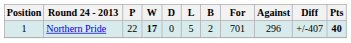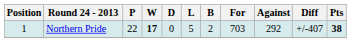(238, 28) 701 -> (238, 28) 703
(274, 28) 296 -> (274, 28) 292
(337, 28) 40 -> (337, 28) 38
